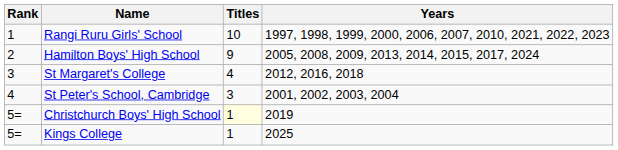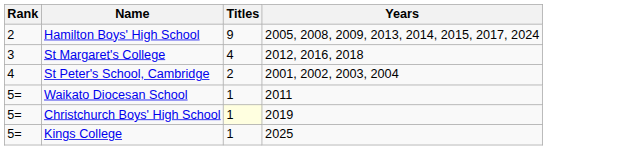- row: (113, 34)
(230, 94) 3 -> (230, 74) 2
+ row: (116, 94)
